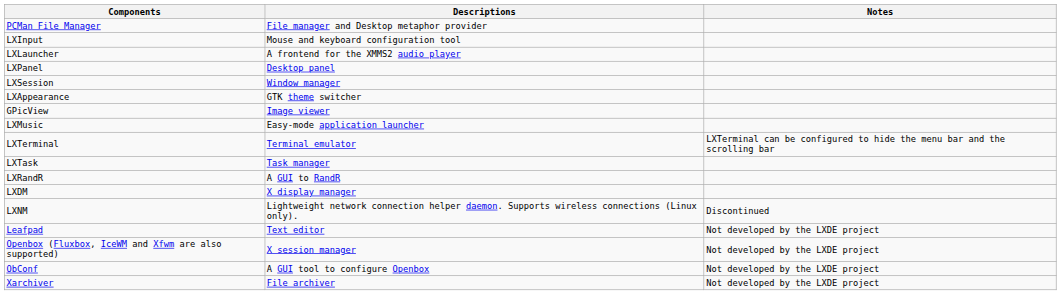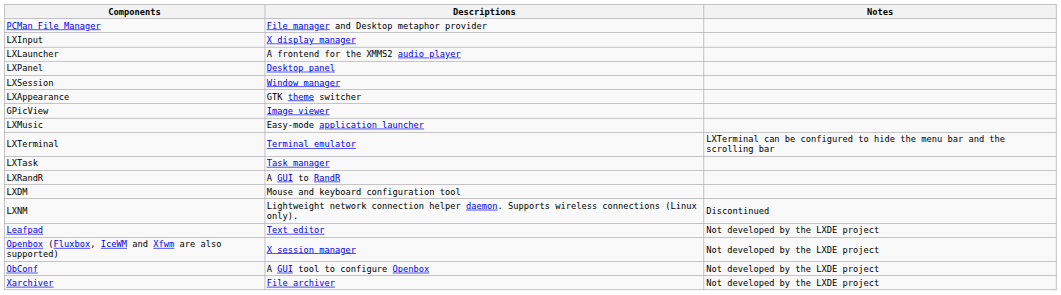(364, 40) Mouse and keyboard configuration tool -> (311, 40) X display manager
(311, 192) X display manager -> (364, 192) Mouse and keyboard configuration tool
